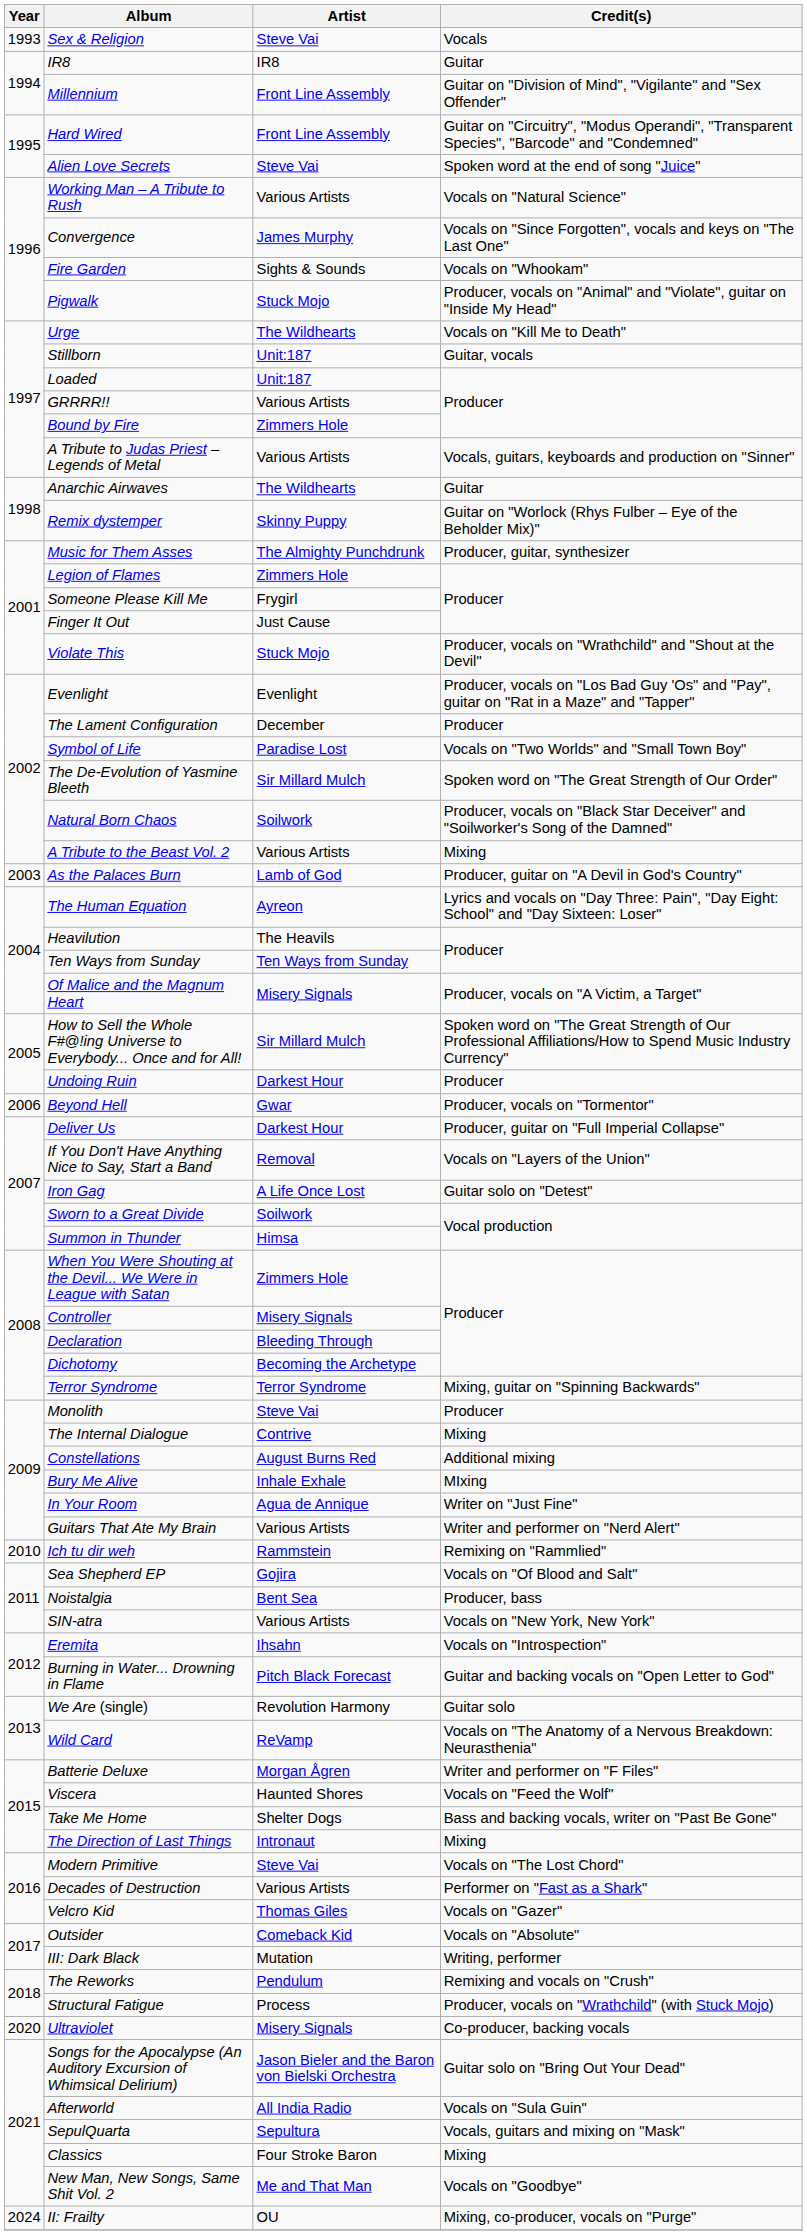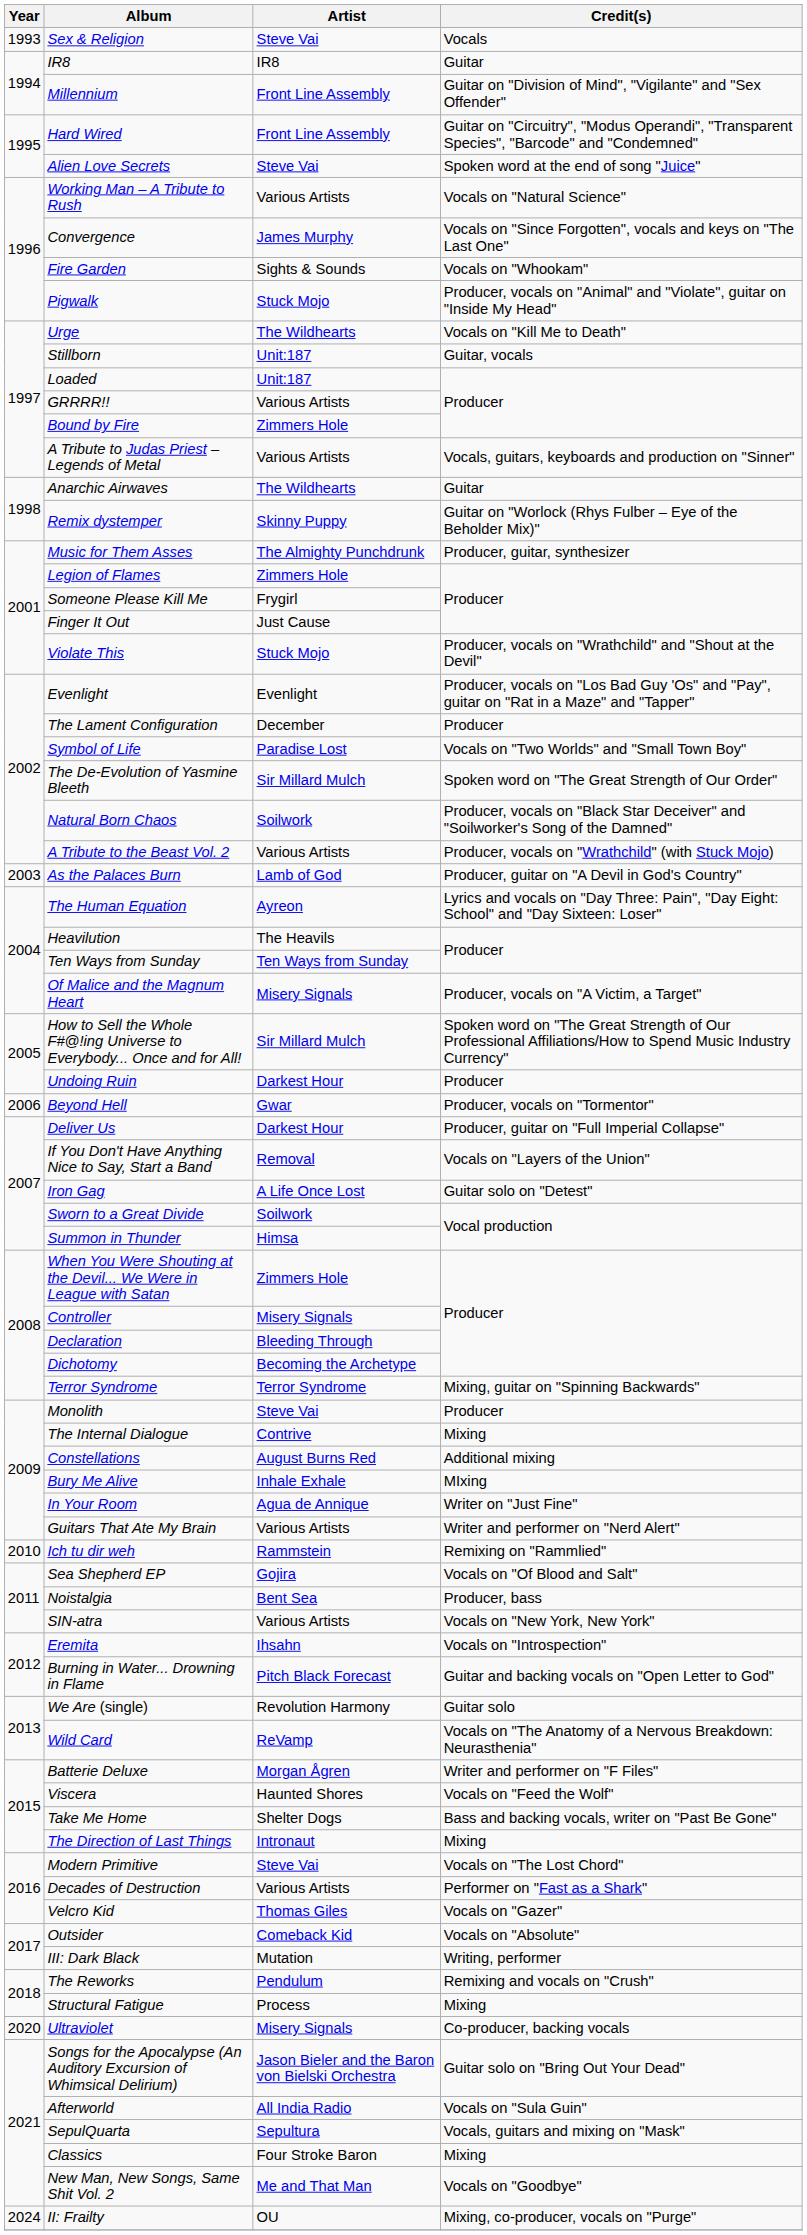(465, 851) Mixing -> (609, 851) Producer, vocals on "Wrathchild" (with Stuck Mojo)
(609, 2004) Producer, vocals on "Wrathchild" (with Stuck Mojo) -> (465, 2004) Mixing
